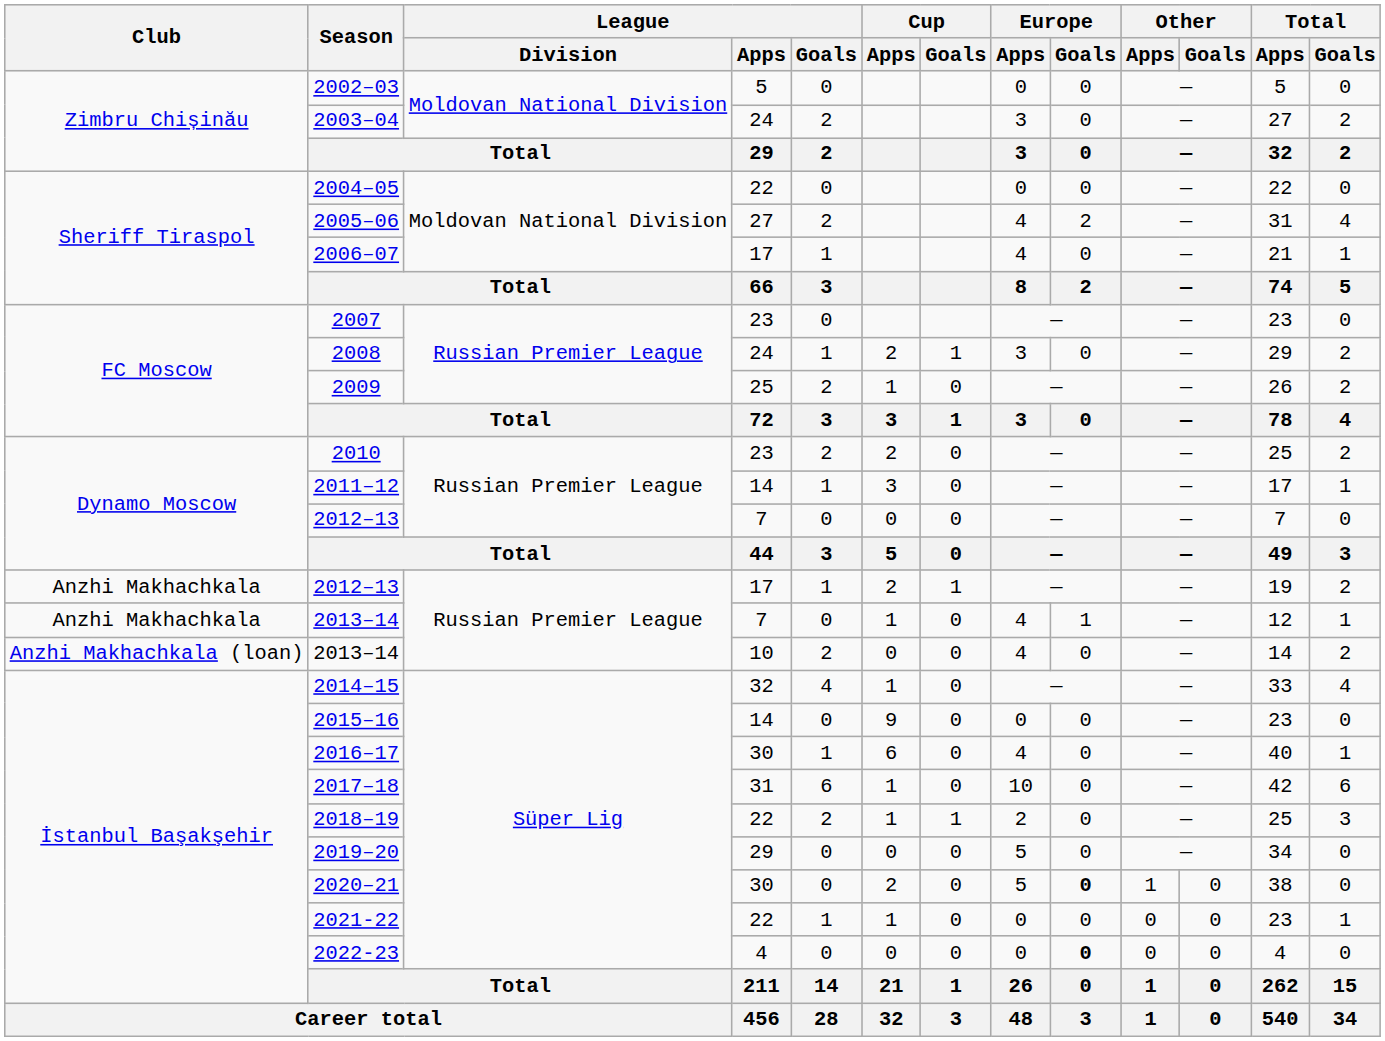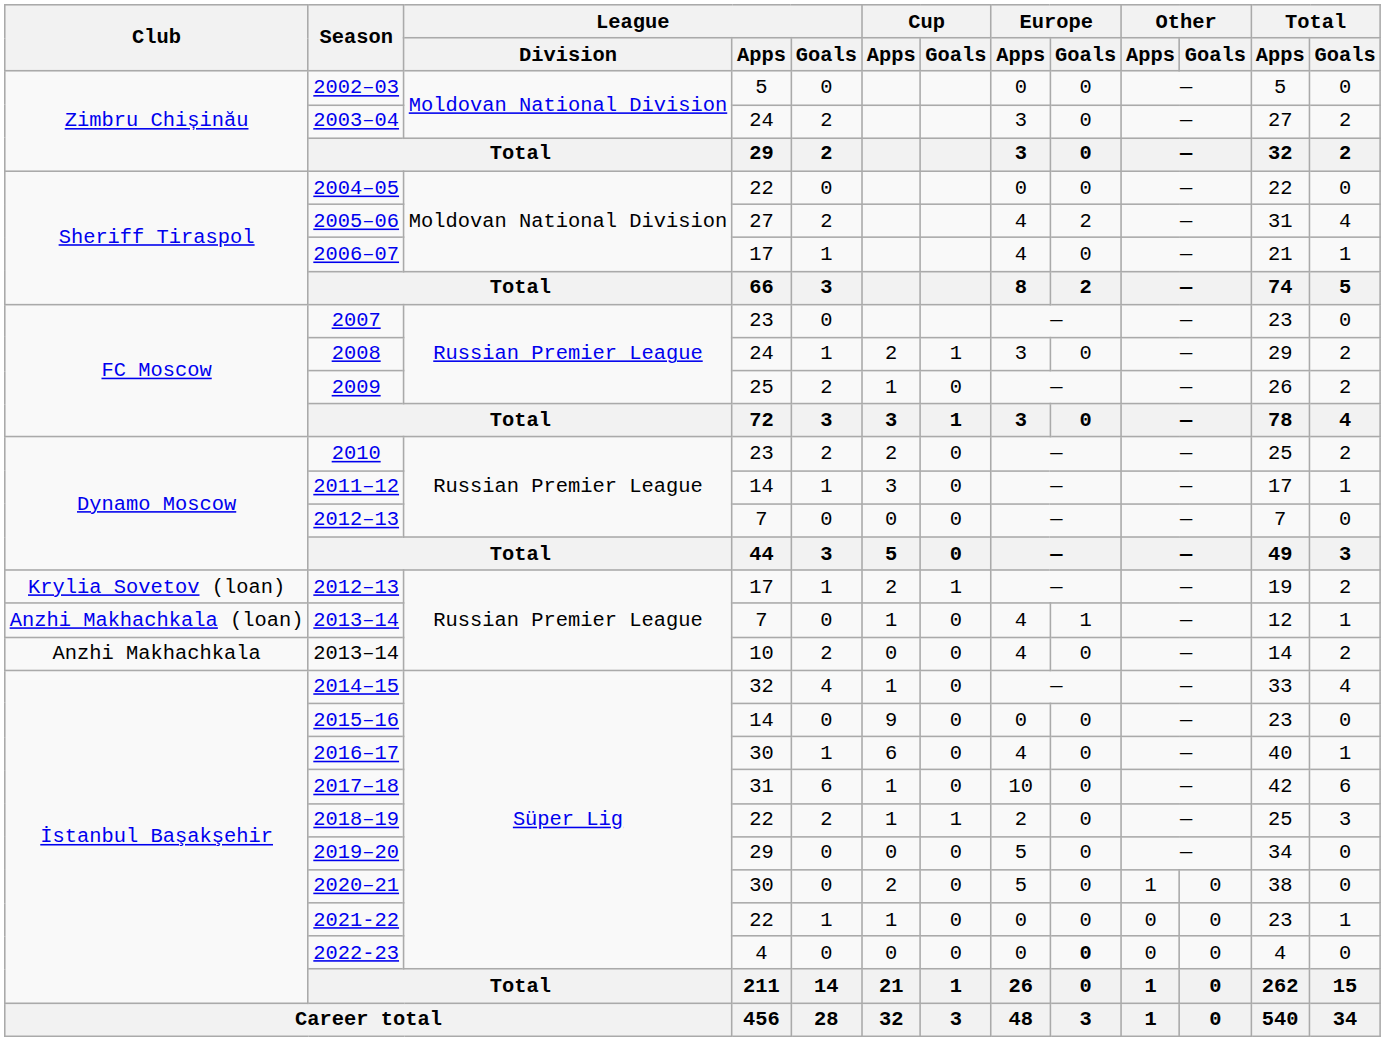(157, 587) Anzhi Makhachkala -> (157, 587) Krylia Sovetov (loan)
(157, 620) Anzhi Makhachkala -> (157, 620) Anzhi Makhachkala (loan)
(157, 653) Anzhi Makhachkala (loan) -> (157, 653) Anzhi Makhachkala
(1086, 886) bold -> (1086, 886) normal
